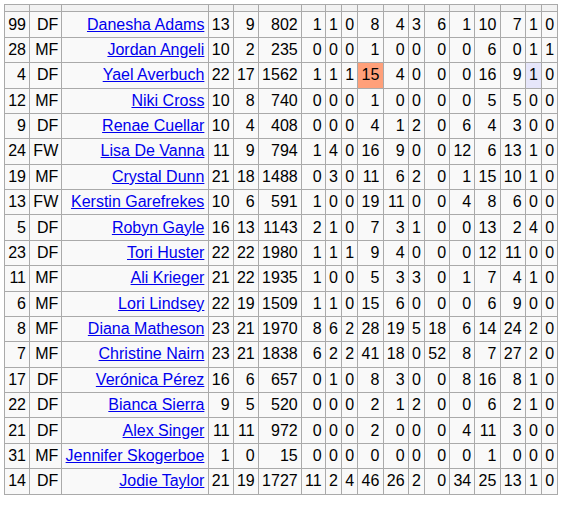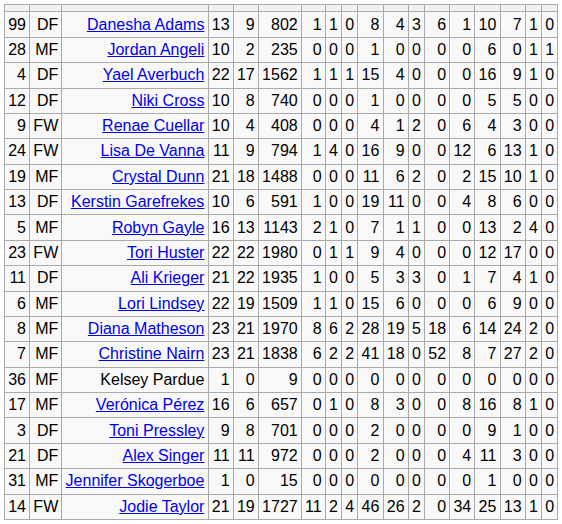(371, 75) lightsalmon background -> (371, 75) no background
(533, 75) lavender background -> (533, 75) no background
(47, 100) MF -> (48, 100) DF
(48, 126) DF -> (46, 126) FW
(334, 176) 3 -> (334, 176) 0
(467, 176) 1 -> (467, 176) 2
(46, 202) FW -> (48, 202) DF
(48, 227) DF -> (47, 227) MF
(400, 227) 3 -> (400, 227) 1
(48, 252) DF -> (46, 252) FW
(317, 252) 1 -> (317, 252) 0
(513, 252) 11 -> (513, 252) 17
(47, 278) MF -> (48, 278) DF
+ row: (152, 379)
(48, 379) DF -> (47, 405) MF
+ row: (157, 430)
- row: (156, 405)
(48, 481) DF -> (46, 506) FW
